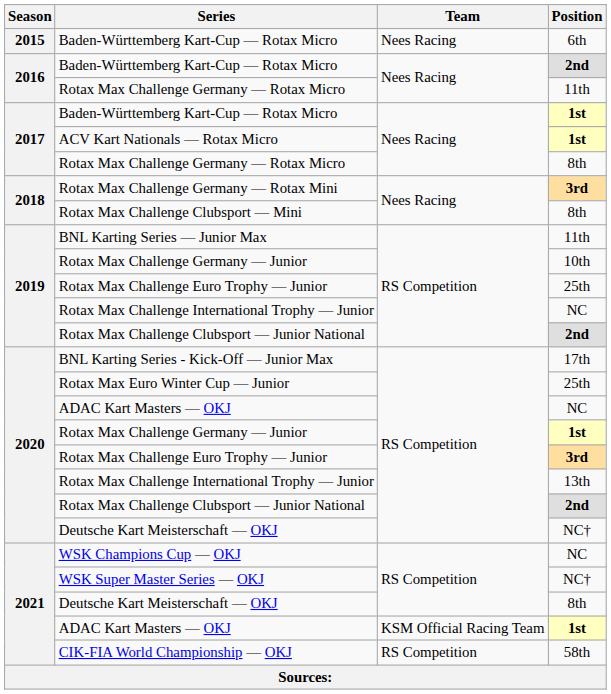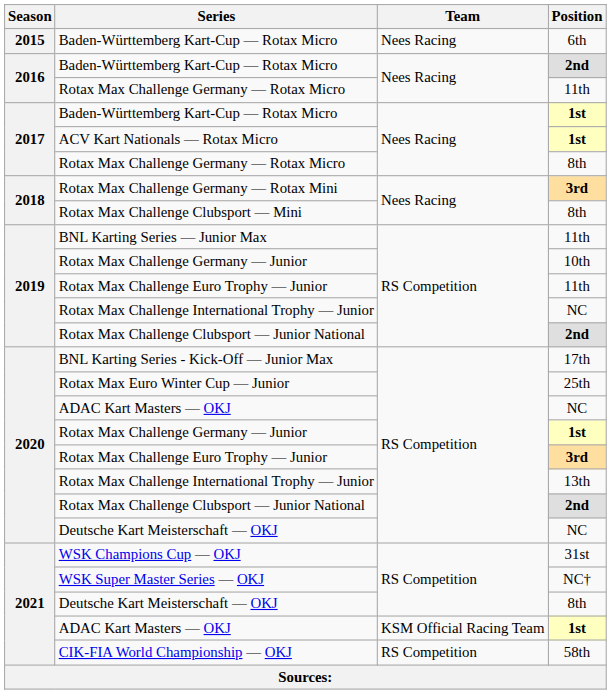(577, 285) 25th -> (577, 285) 11th
(577, 529) NC† -> (577, 529) NC
(577, 554) NC -> (577, 554) 31st
